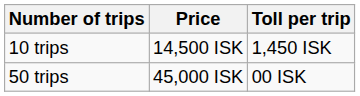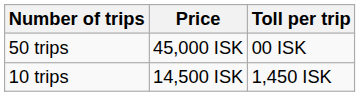rows swapped: (39, 47) <-> (39, 76)
